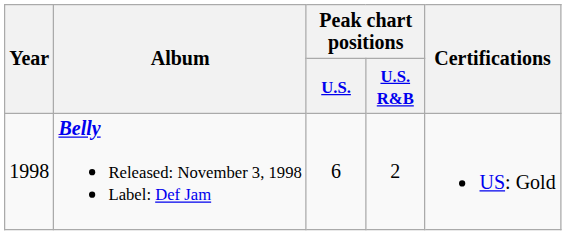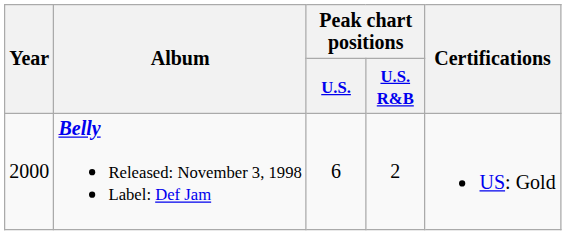(29, 171) 1998 -> (29, 171) 2000
